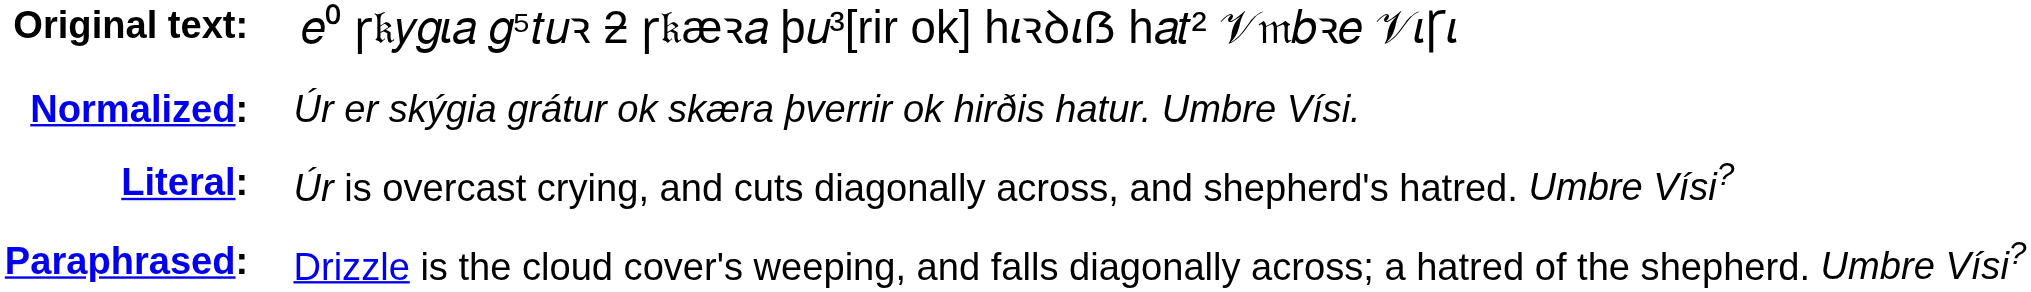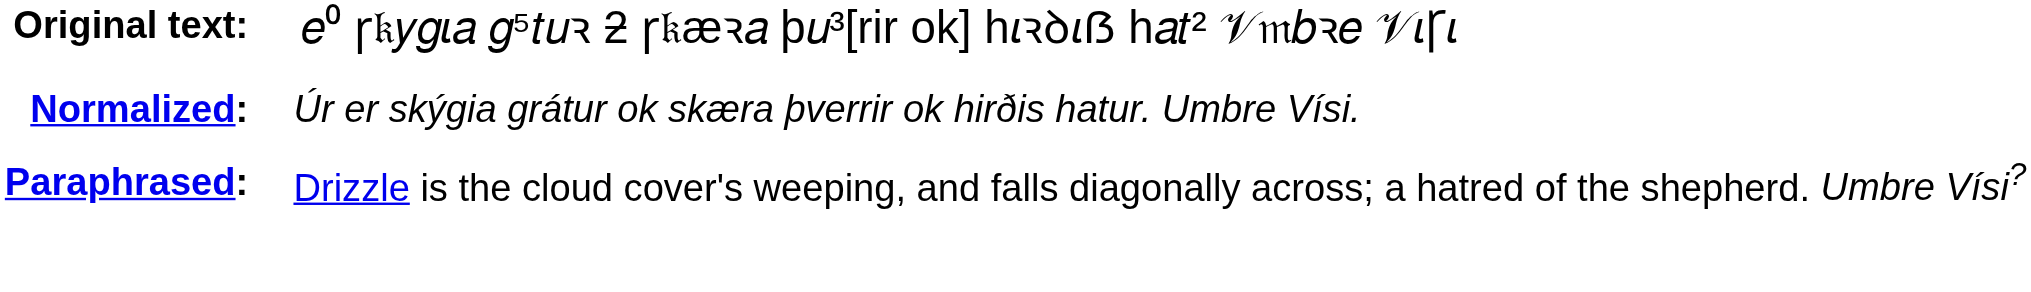- row: (185, 182)
